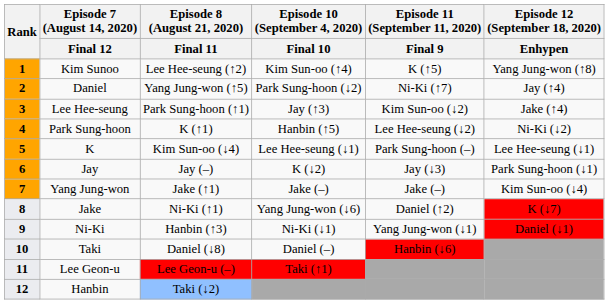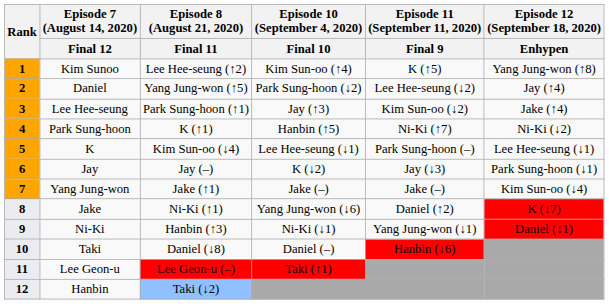(425, 88) Ni-Ki (↑7) -> (425, 88) Lee Hee-seung (↓2)
(425, 128) Lee Hee-seung (↓2) -> (425, 128) Ni-Ki (↑7)
